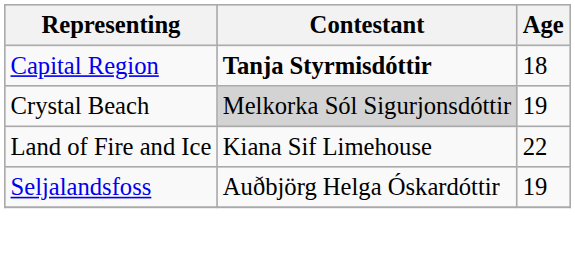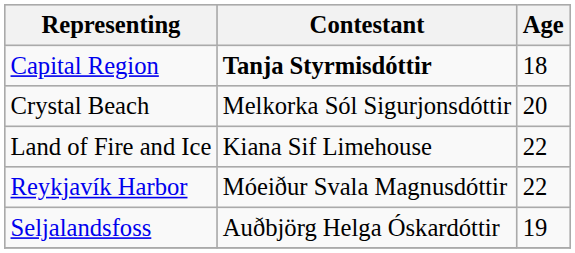(367, 106) lightgrey background -> (367, 106) no background
(535, 106) 19 -> (535, 106) 20
+ row: (99, 187)
